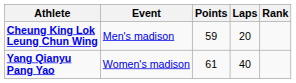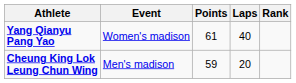rows swapped: (52, 36) <-> (39, 65)
